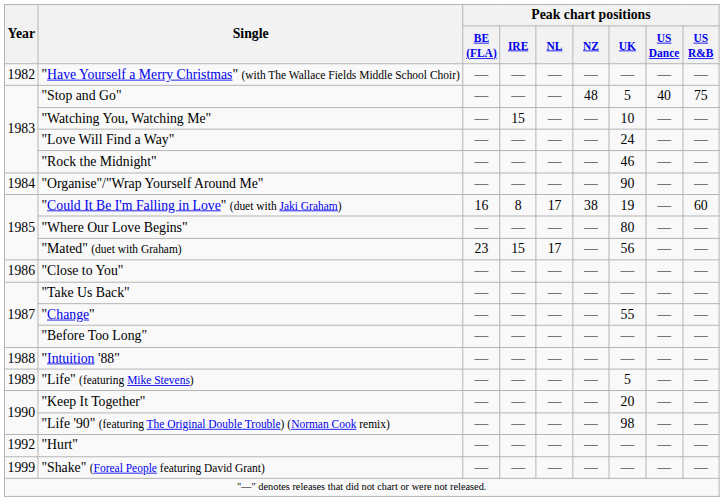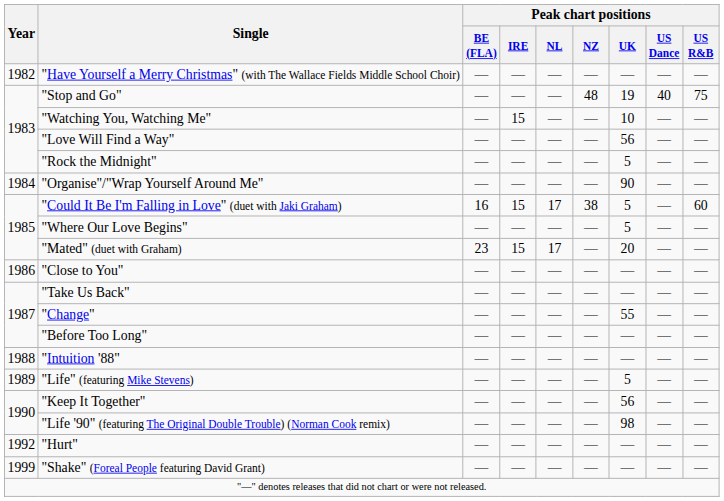(627, 96) 5 -> (627, 96) 19
(627, 140) 24 -> (627, 140) 56
(627, 161) 46 -> (627, 161) 5
(518, 205) 8 -> (518, 205) 15
(627, 205) 19 -> (627, 205) 5
(627, 227) 80 -> (627, 227) 5
(627, 249) 56 -> (627, 249) 20
(627, 401) 20 -> (627, 401) 56
